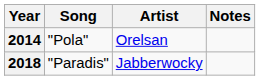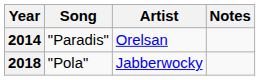(68, 39) "Pola" -> (78, 39) "Paradis"
(78, 63) "Paradis" -> (68, 63) "Pola"
